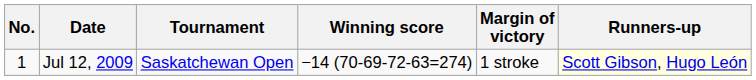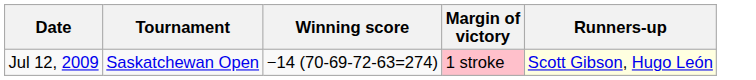- column: (22, 27)
(509, 63) no background -> (475, 63) pink background
